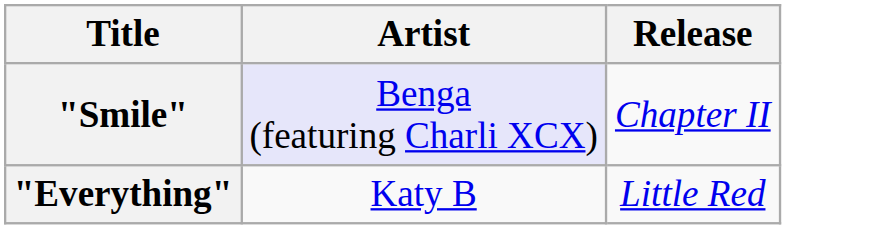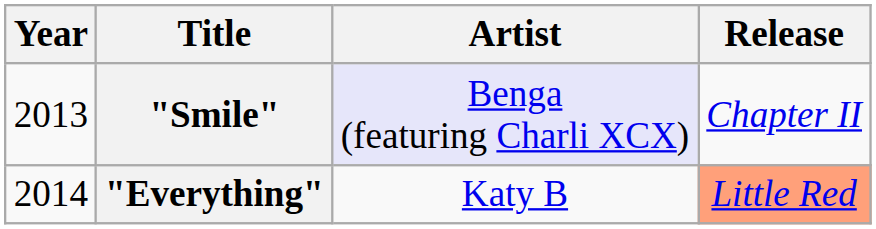+ column: (51, 33)
(693, 193) no background -> (784, 193) lightsalmon background
